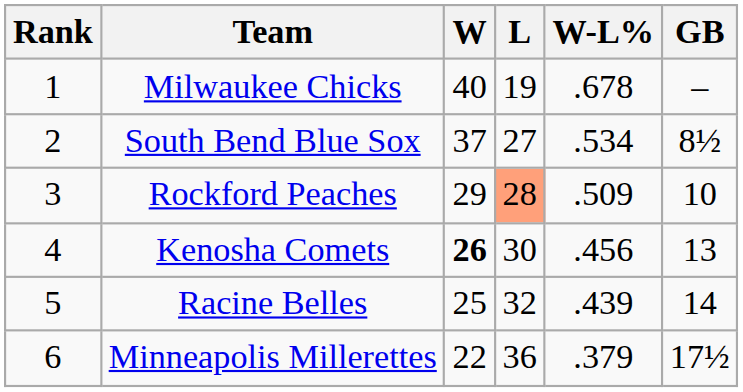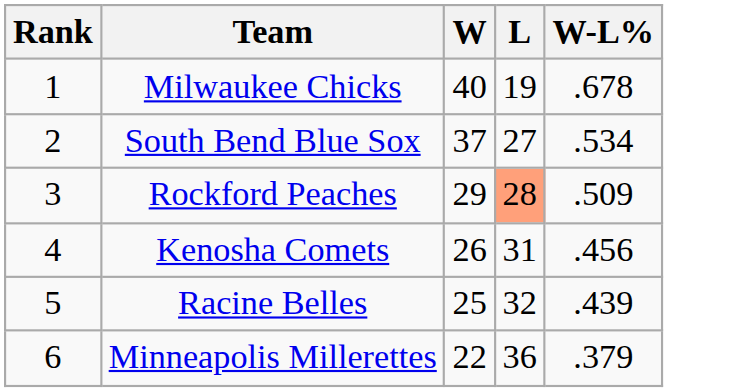- column: (700, 31)
(470, 248) bold -> (470, 248) normal
(520, 248) 30 -> (520, 248) 31
